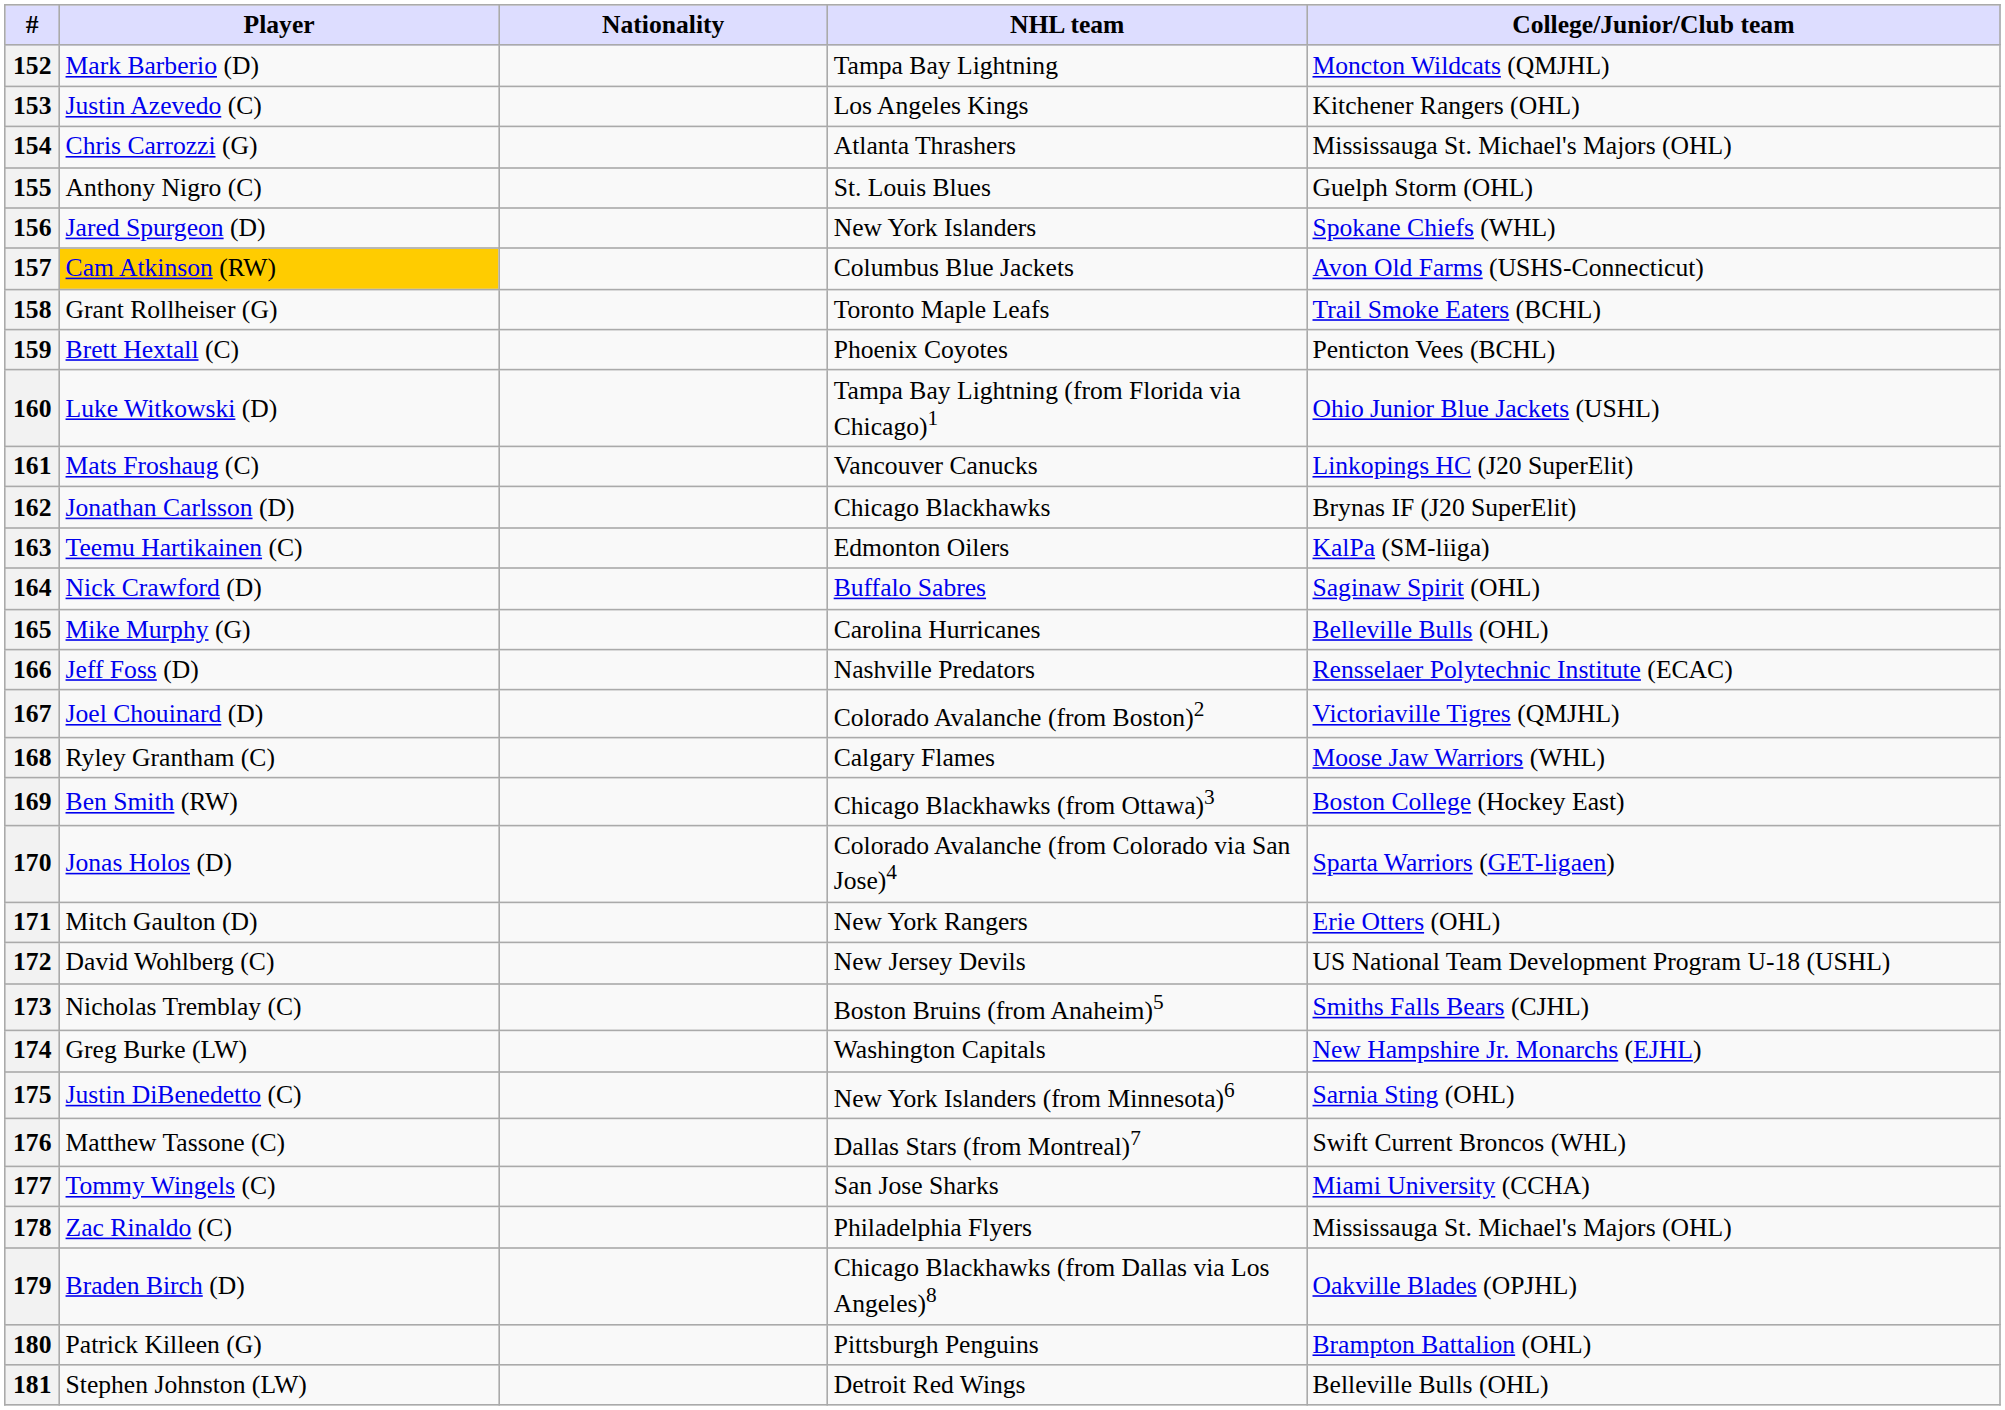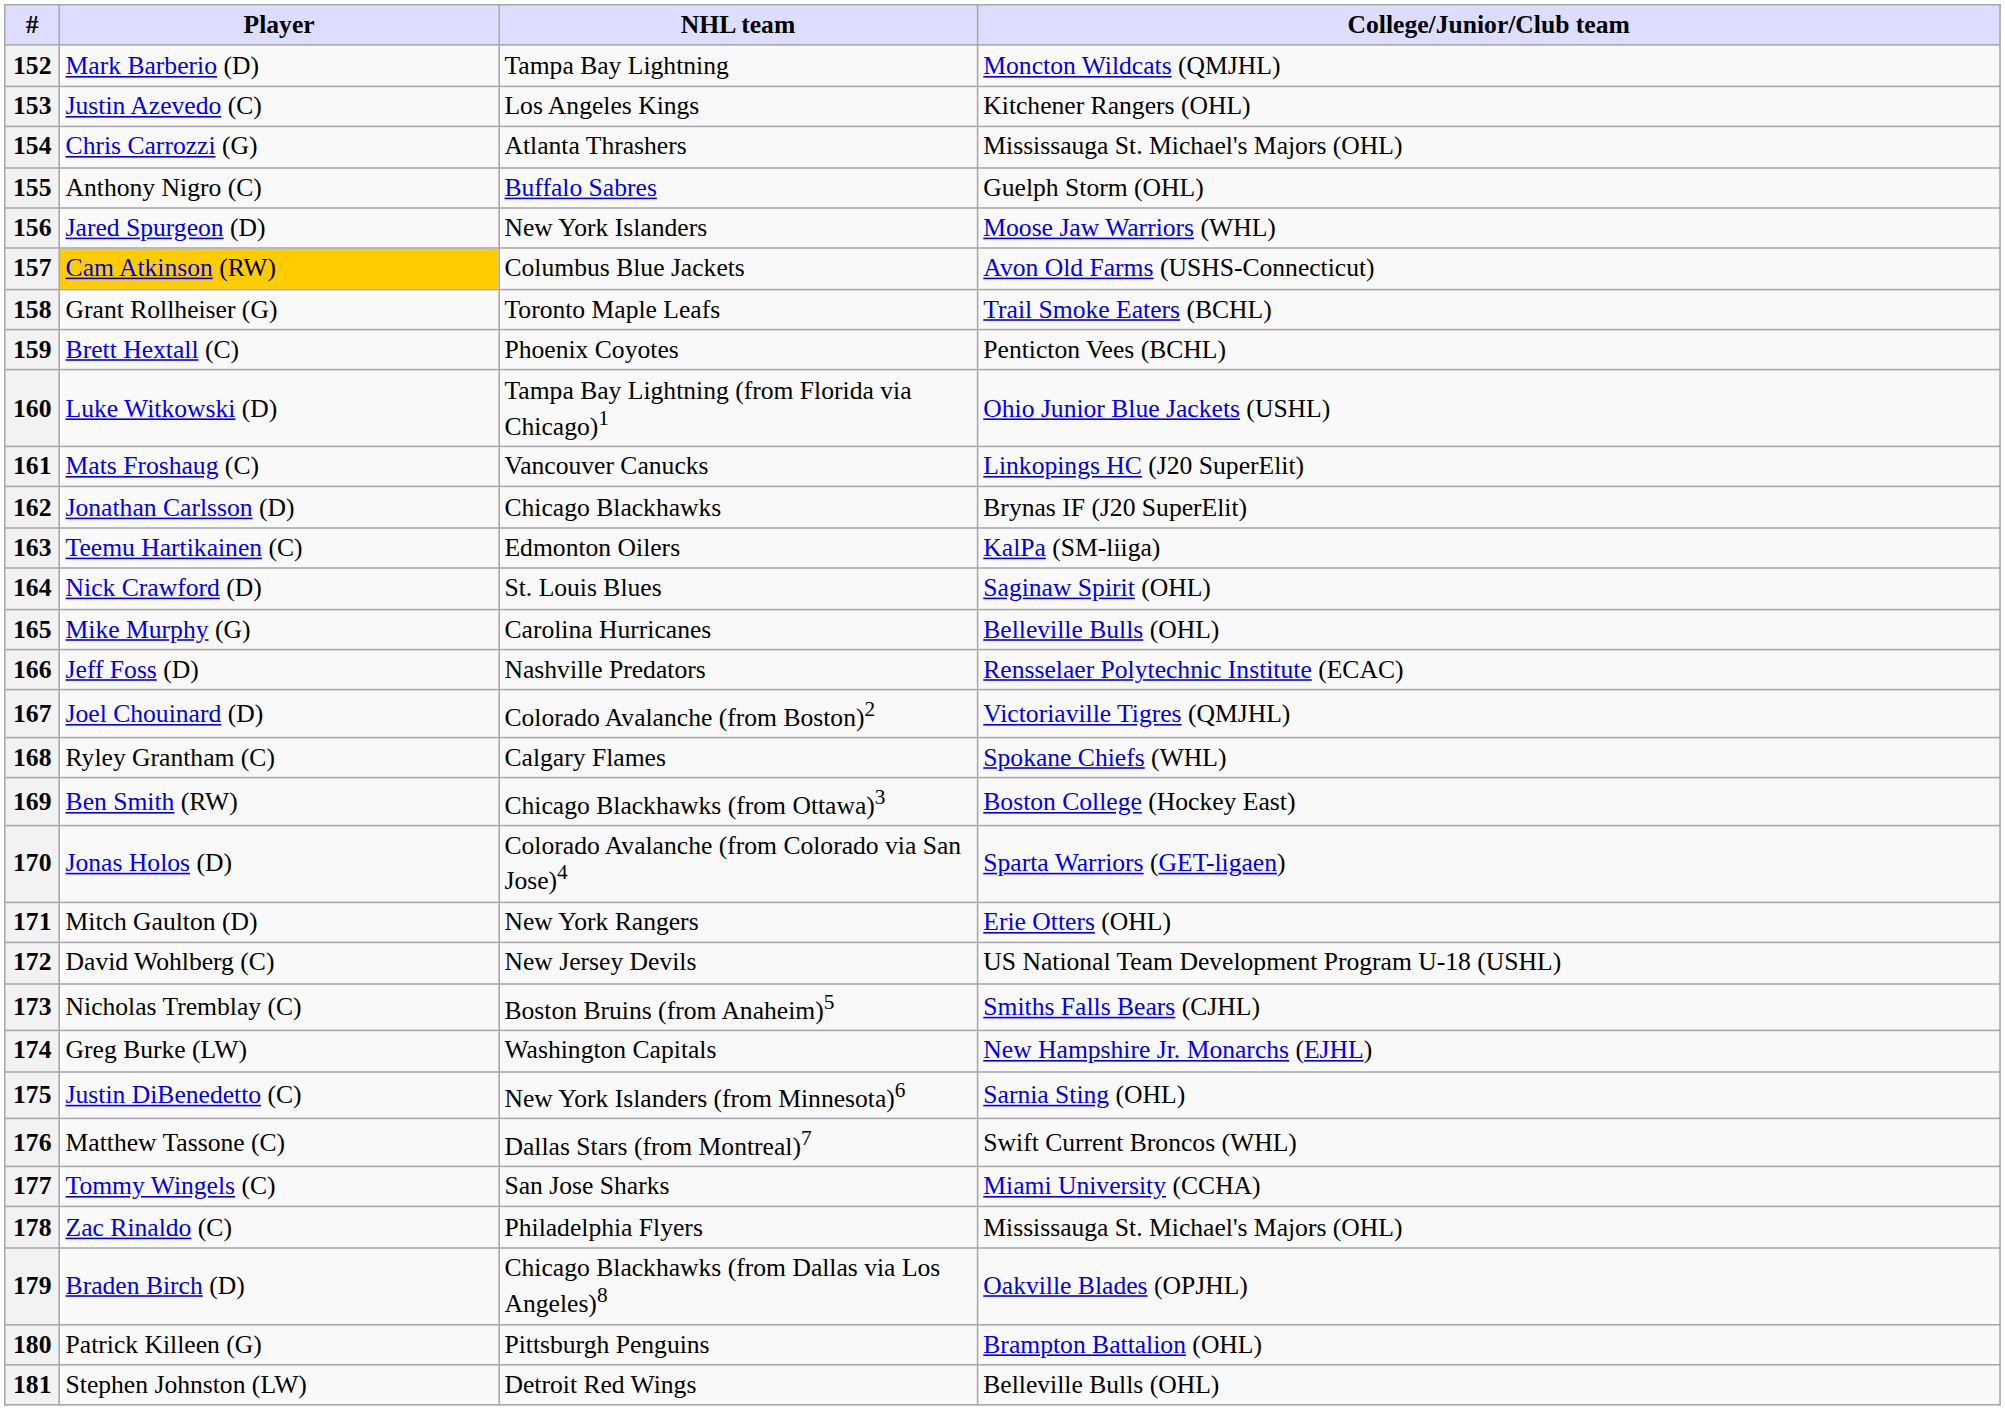- column: (663, 24)
(912, 187) St. Louis Blues -> (581, 187) Buffalo Sabres
(1434, 227) Spokane Chiefs (WHL) -> (1130, 227) Moose Jaw Warriors (WHL)
(910, 588) Buffalo Sabres -> (583, 588) St. Louis Blues
(1459, 757) Moose Jaw Warriors (WHL) -> (1105, 757) Spokane Chiefs (WHL)
